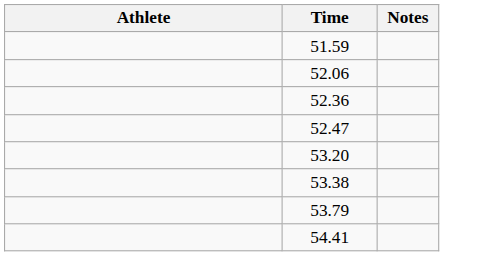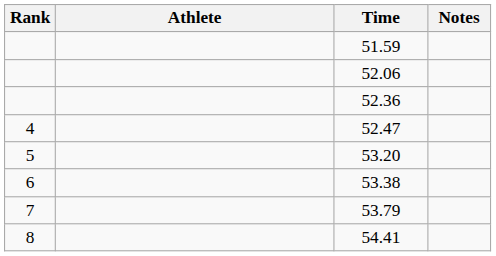+ column: (30, 18)
